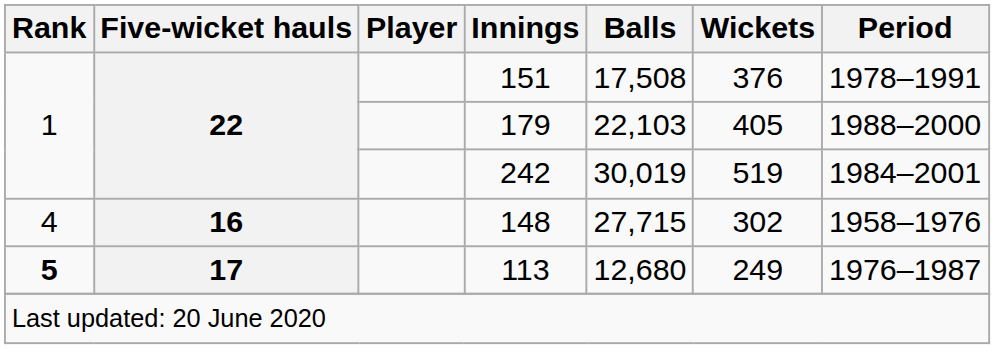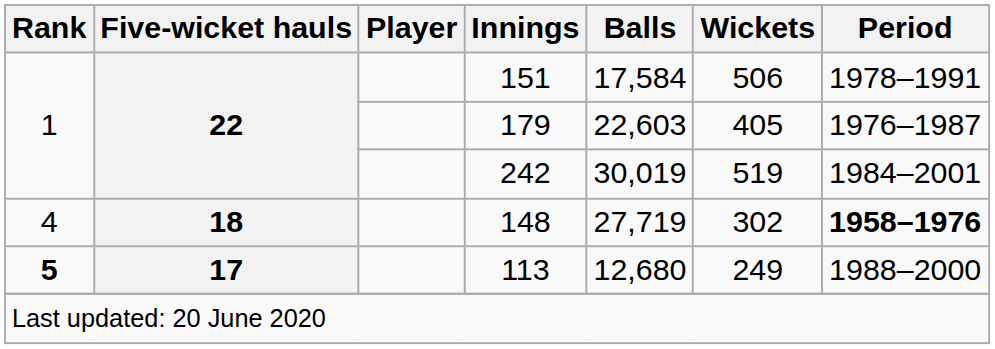(640, 76) 17,508 -> (640, 76) 17,584
(758, 76) 376 -> (758, 76) 506
(640, 125) 22,103 -> (640, 125) 22,603
(905, 125) 1988–2000 -> (905, 125) 1976–1987
(226, 221) 16 -> (226, 221) 18
(640, 221) 27,715 -> (640, 221) 27,719
(905, 221) normal -> (905, 221) bold
(905, 269) 1976–1987 -> (905, 269) 1988–2000
